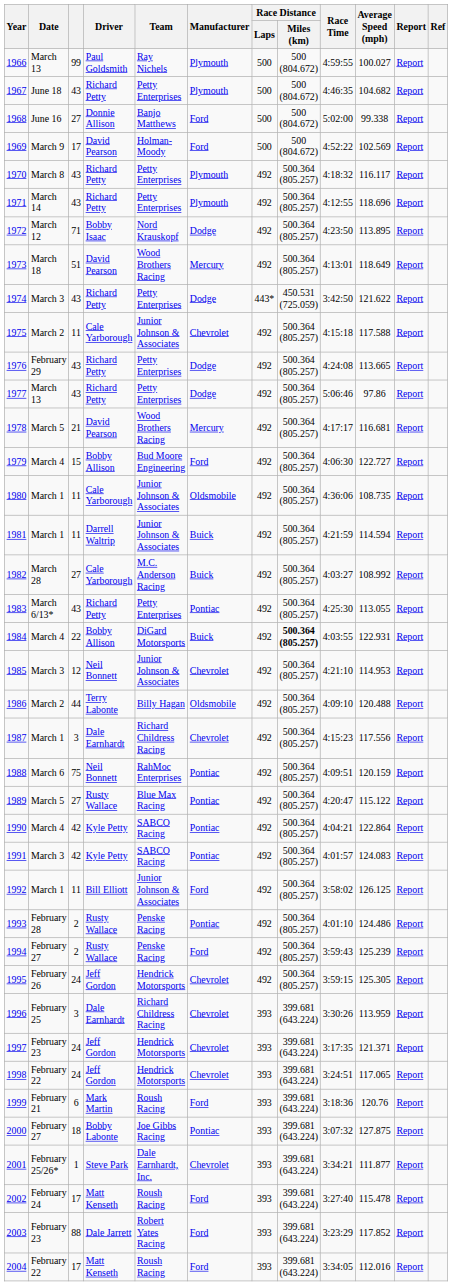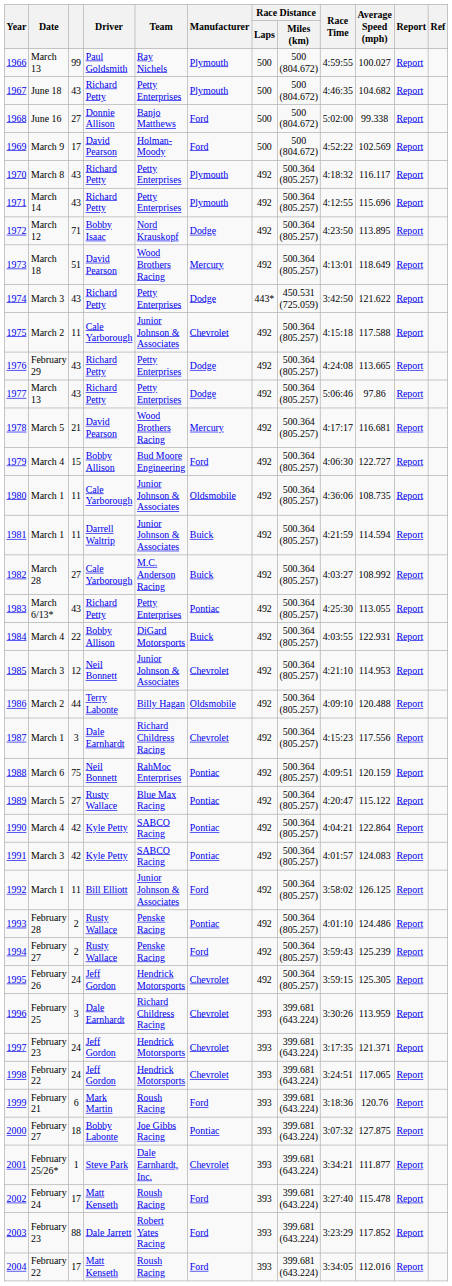(375, 202) 118.696 -> (375, 202) 115.696
(299, 636) bold -> (299, 636) normal
